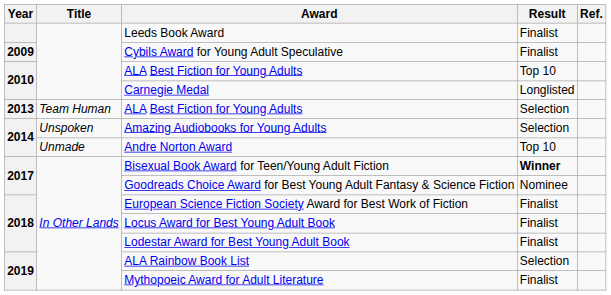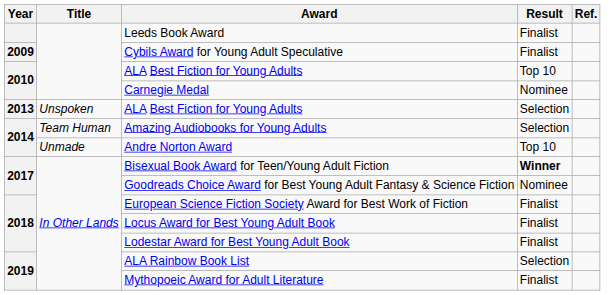(547, 90) Longlisted -> (544, 90) Nominee
(75, 109) Team Human -> (66, 109) Unspoken
(66, 128) Unspoken -> (75, 128) Team Human
